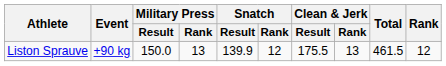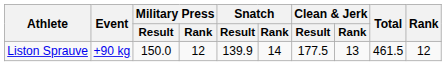(198, 52) 13 -> (198, 52) 12
(275, 52) 12 -> (275, 52) 14
(313, 52) 175.5 -> (313, 52) 177.5
